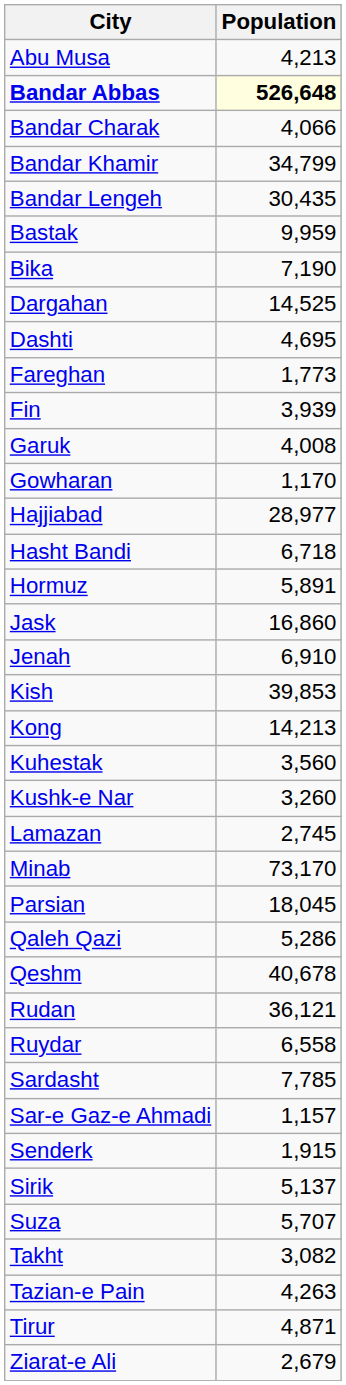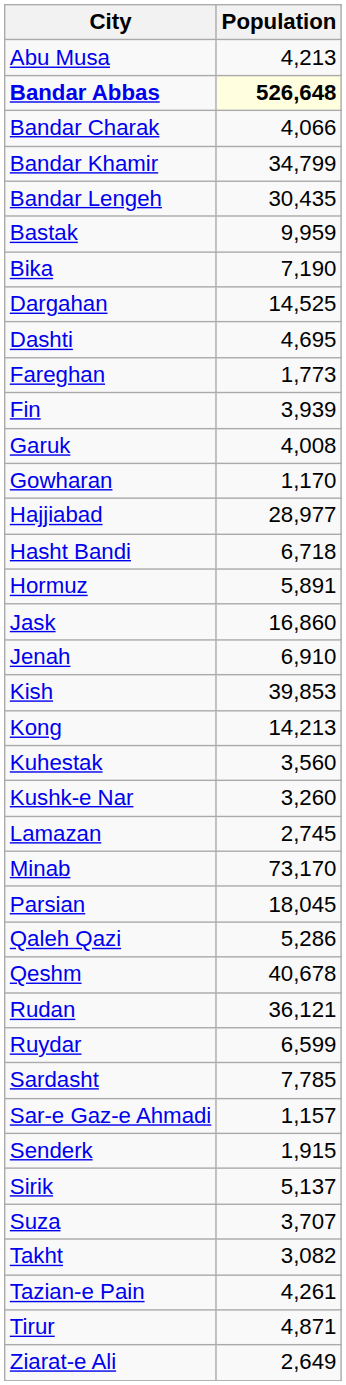(309, 1045) 6,558 -> (309, 1045) 6,599
(309, 1221) 5,707 -> (309, 1221) 3,707
(309, 1291) 4,263 -> (309, 1291) 4,261
(309, 1362) 2,679 -> (309, 1362) 2,649
